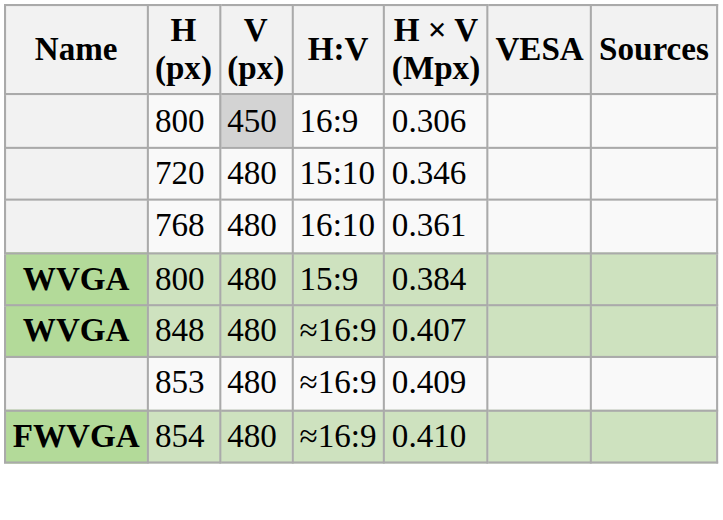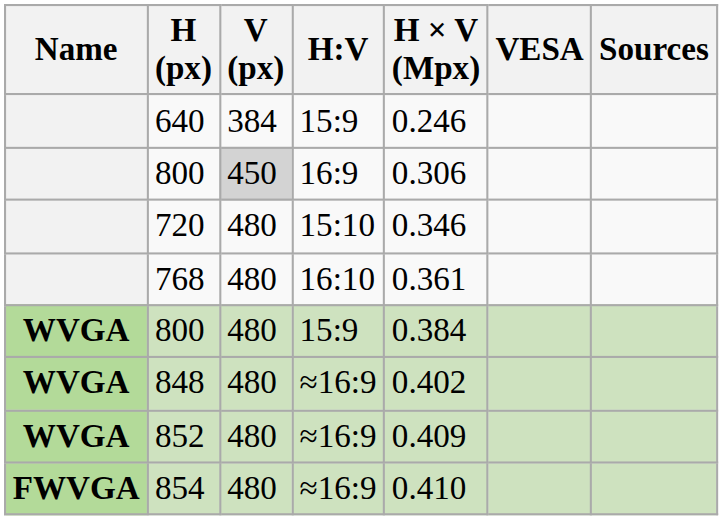+ row: (180, 120)
(429, 330) 0.407 -> (429, 383) 0.402
+ row: (180, 435)
- row: (180, 383)
